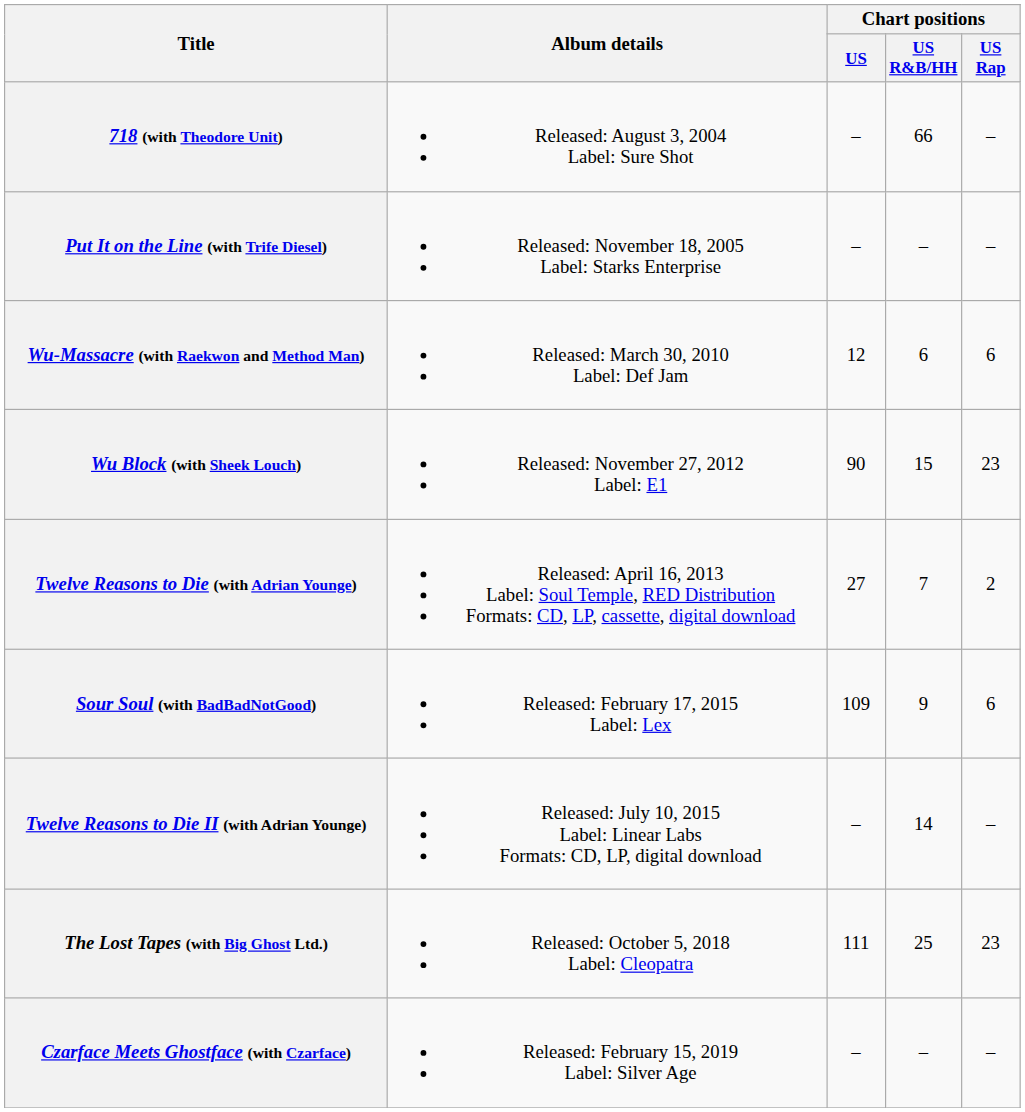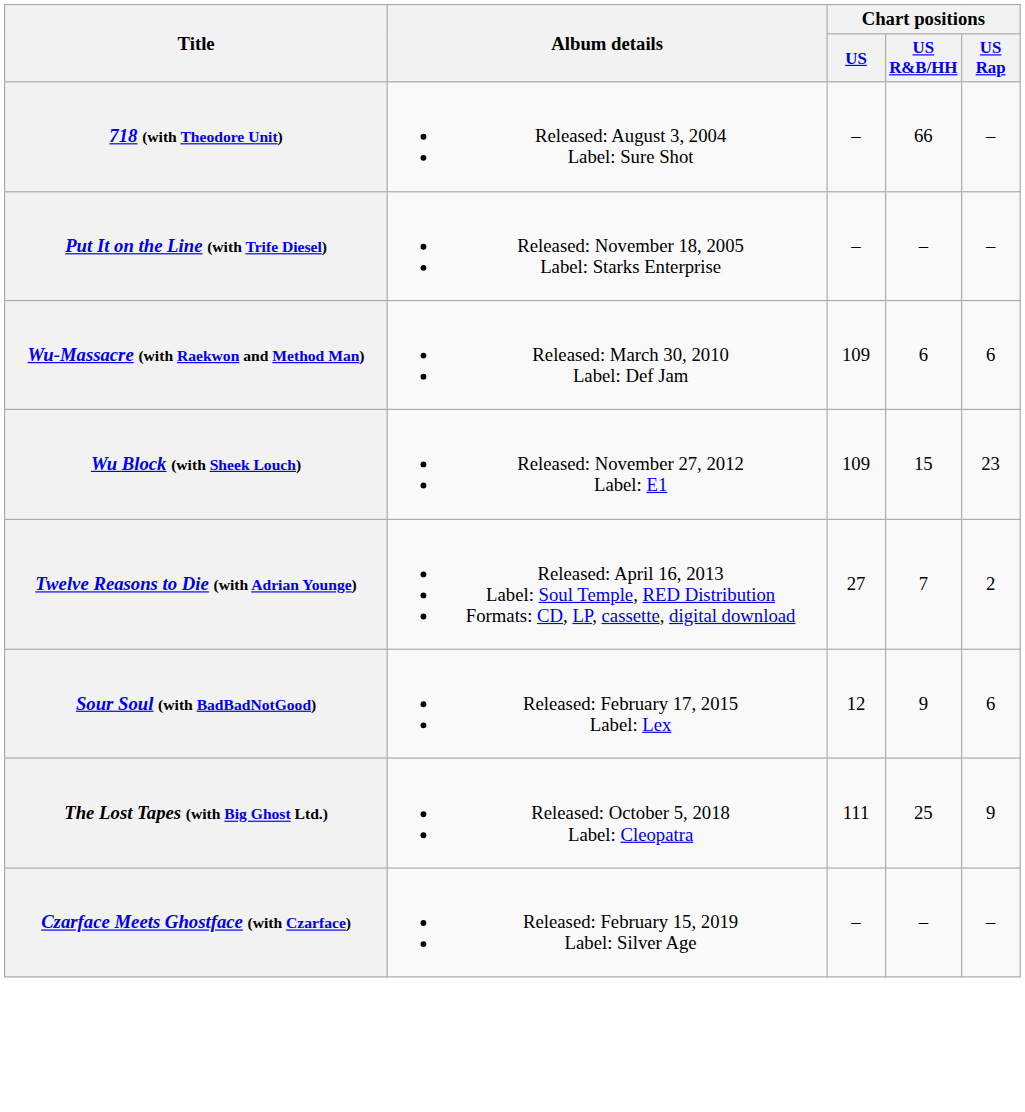(856, 354) 12 -> (856, 354) 109
(856, 464) 90 -> (856, 464) 109
(856, 703) 109 -> (856, 703) 12
- row: (196, 823)
(991, 943) 23 -> (991, 813) 9
